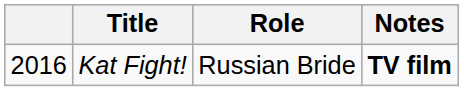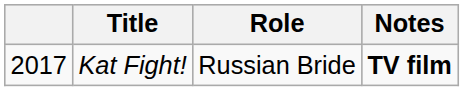(39, 64) 2016 -> (39, 64) 2017
